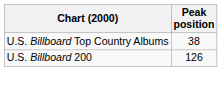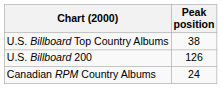+ row: (81, 74)
